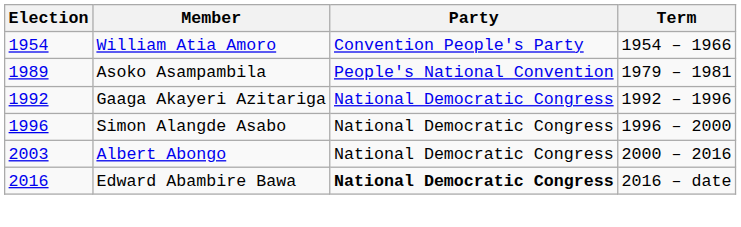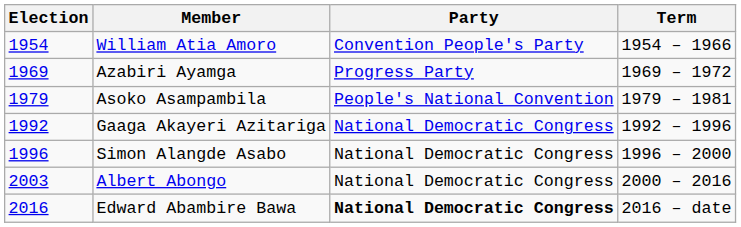+ row: (166, 72)
(29, 72) 1989 -> (29, 100) 1979
